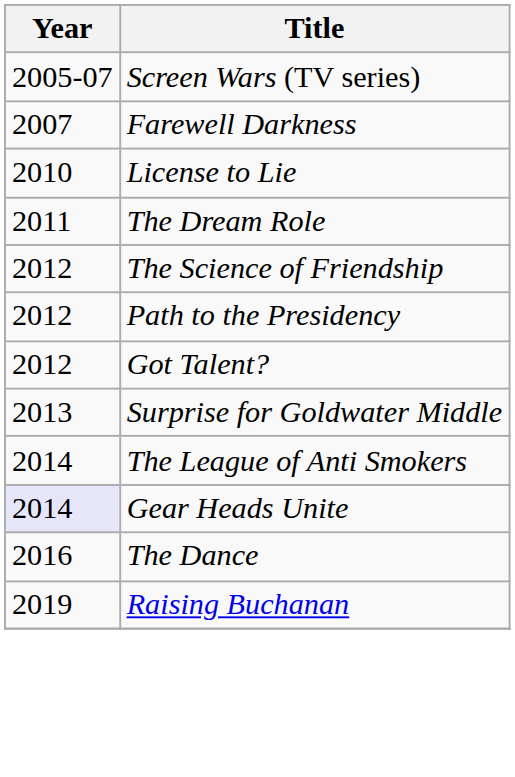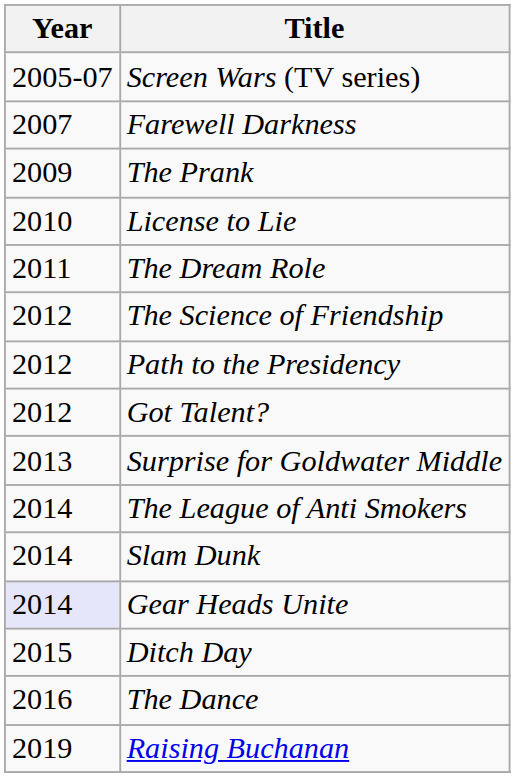+ row: (190, 172)
+ row: (193, 556)
+ row: (189, 651)
